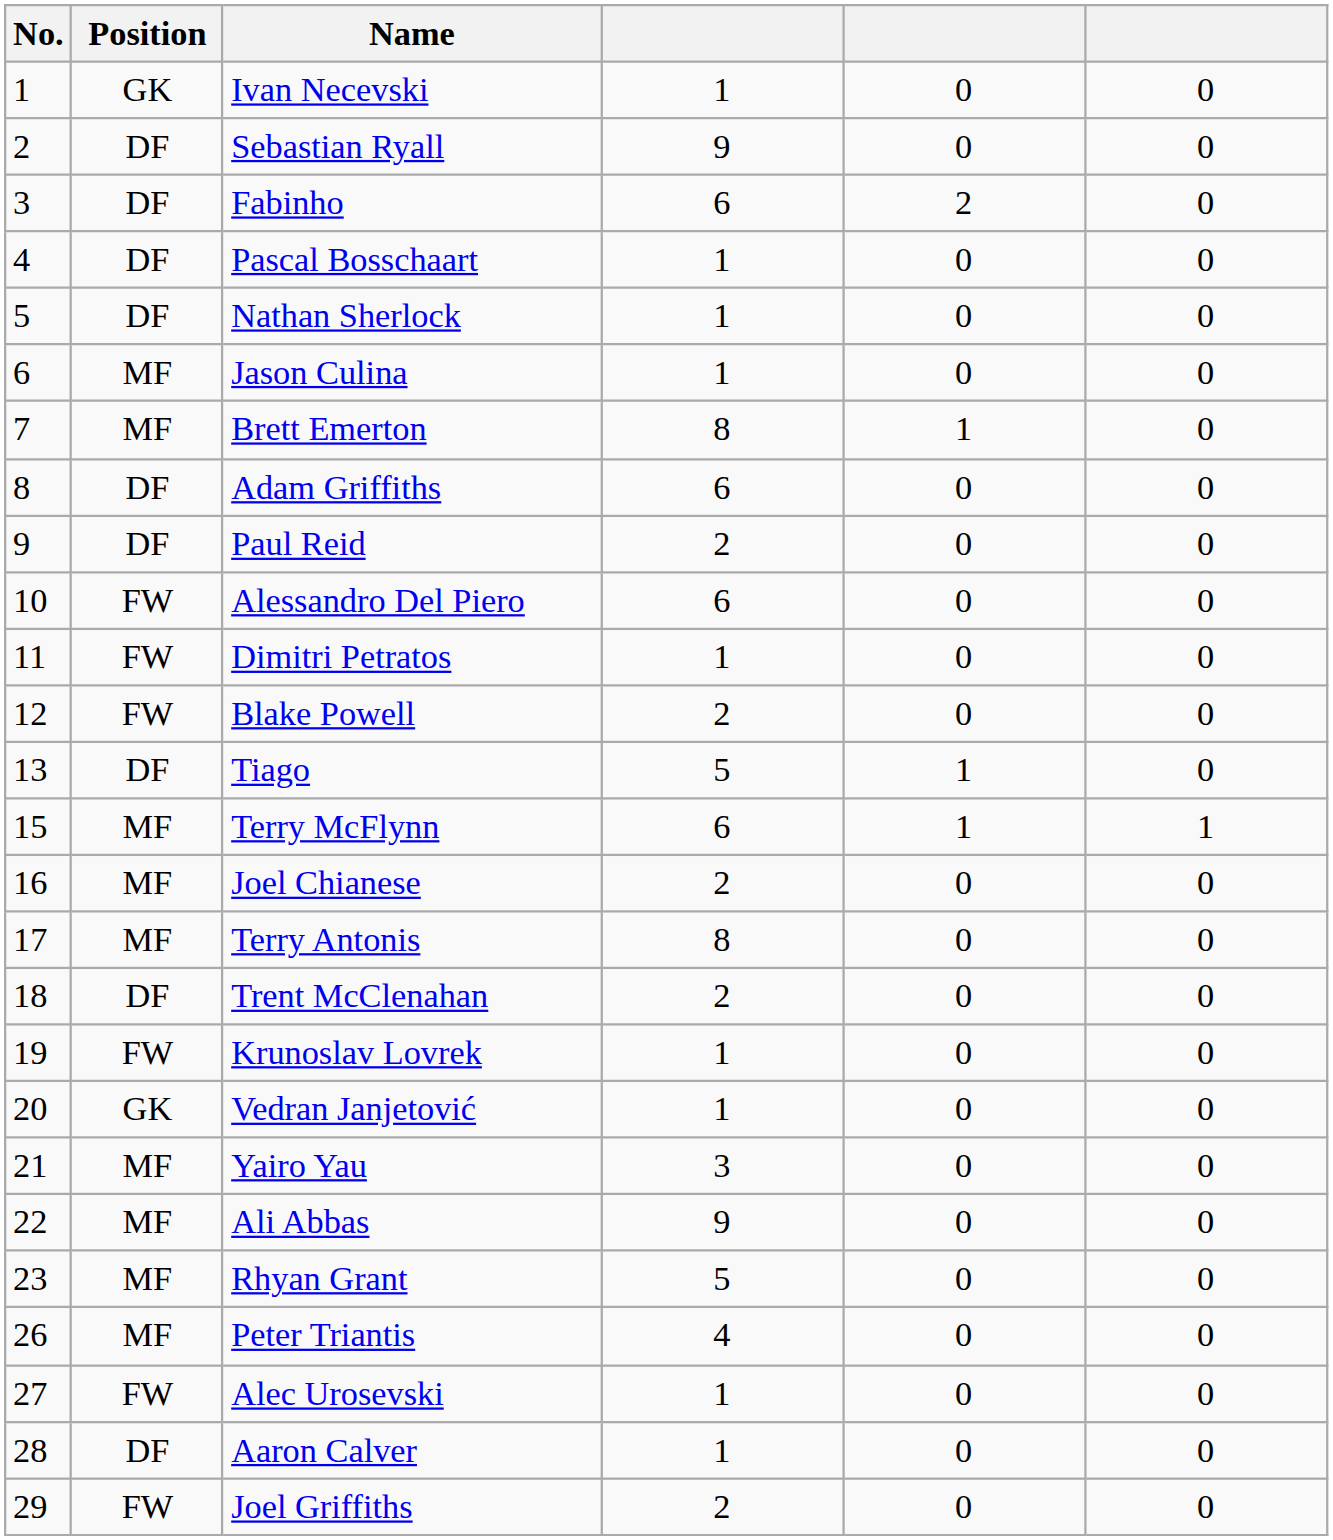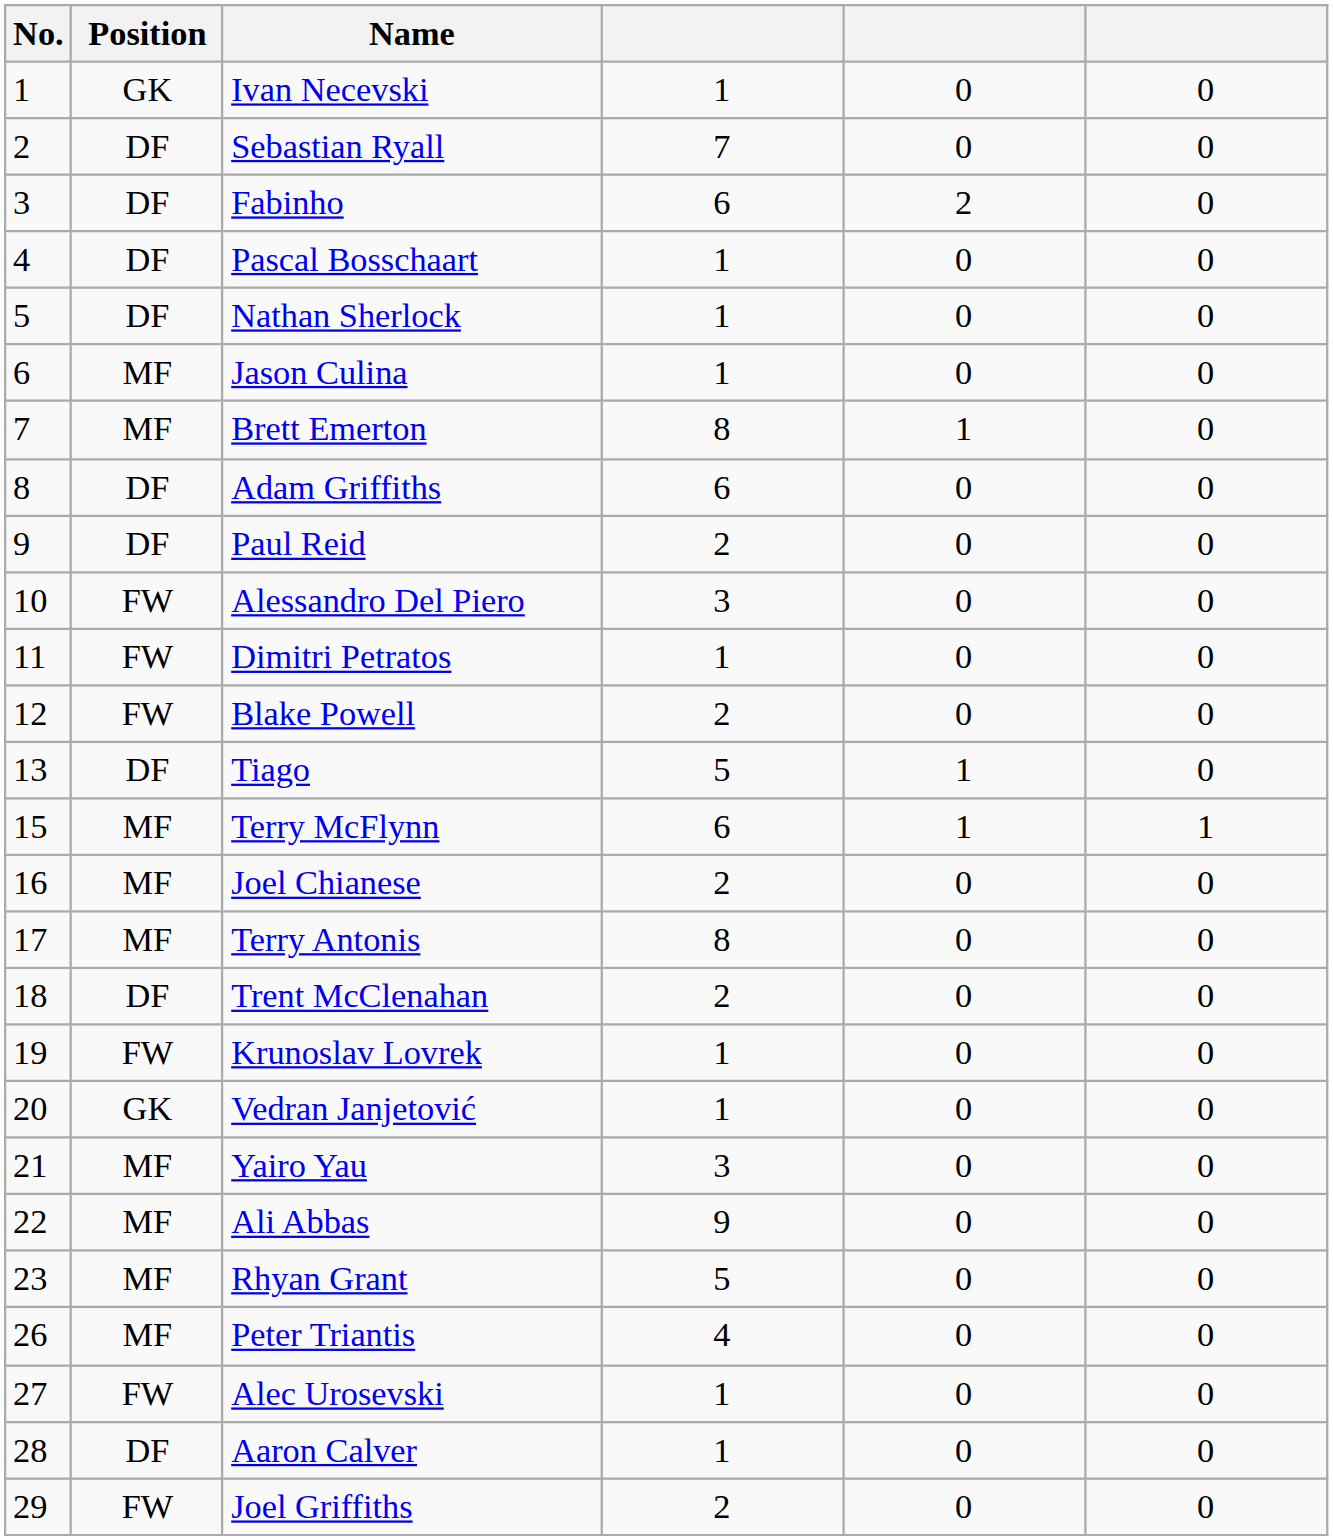(722, 146) 9 -> (722, 146) 7
(722, 599) 6 -> (722, 599) 3
